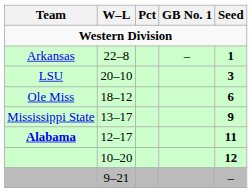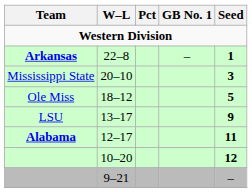(51, 56) normal -> (51, 56) bold
(51, 76) LSU -> (51, 76) Mississippi State
(231, 96) 6 -> (231, 96) 5
(51, 116) Mississippi State -> (51, 116) LSU
